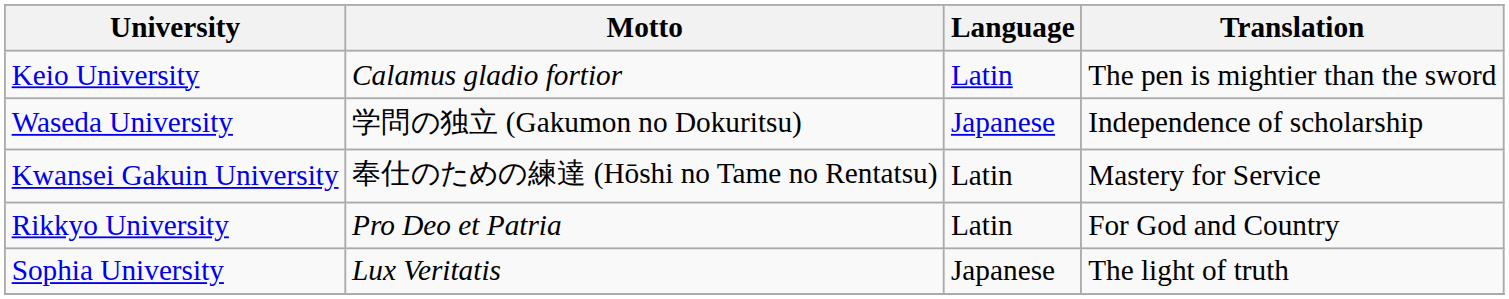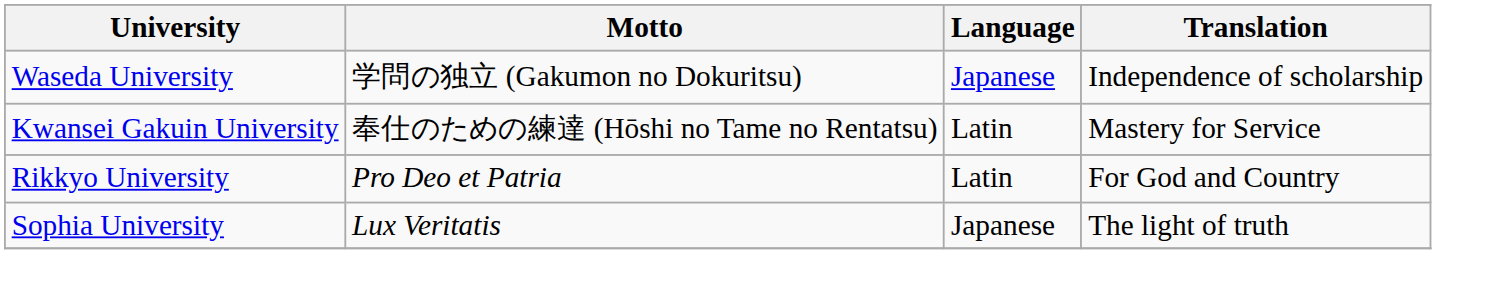- row: (106, 74)
